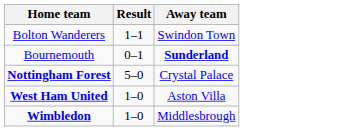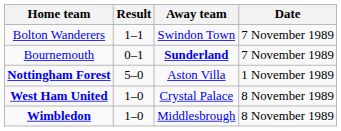+ column: (288, 14)
(196, 75) Crystal Palace -> (196, 75) Aston Villa
(196, 95) Aston Villa -> (196, 95) Crystal Palace
